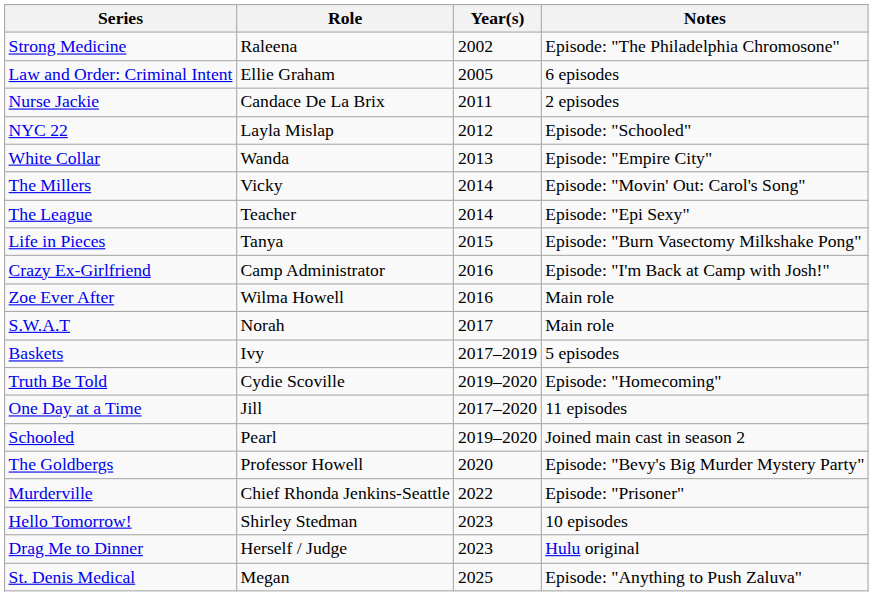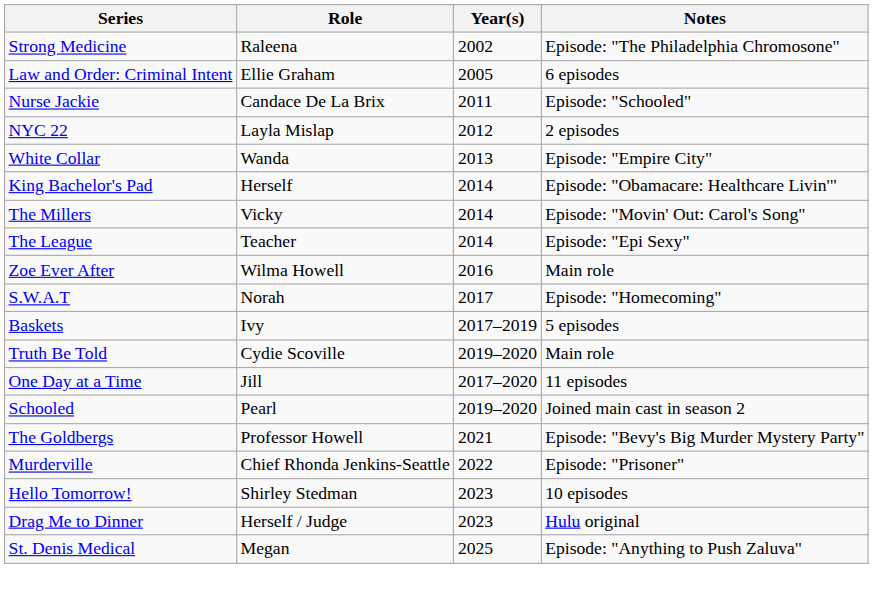(582, 102) 2 episodes -> (618, 102) Episode: "Schooled"
(618, 130) Episode: "Schooled" -> (582, 130) 2 episodes
+ row: (81, 185)
- row: (57, 241)
- row: (80, 269)
(580, 325) Main role -> (633, 297) Episode: "Homecoming"
(633, 381) Episode: "Homecoming" -> (580, 353) Main role
(475, 465) 2020 -> (475, 437) 2021
